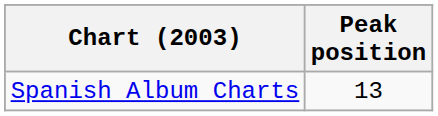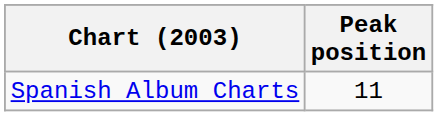(368, 91) 13 -> (368, 91) 11
